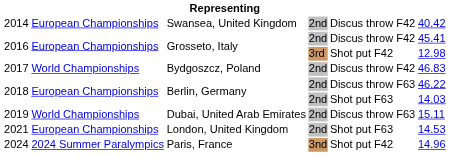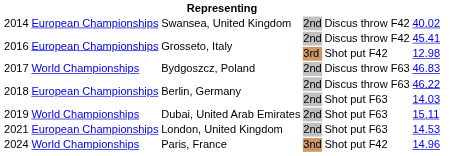(432, 23) 40.42 -> (426, 23) 40.02
(373, 69) Discus throw F42 -> (367, 69) Discus throw F63
(373, 114) Discus throw F63 -> (356, 114) Shot put F63
(98, 145) 2024 Summer Paralympics -> (85, 145) World Championships
